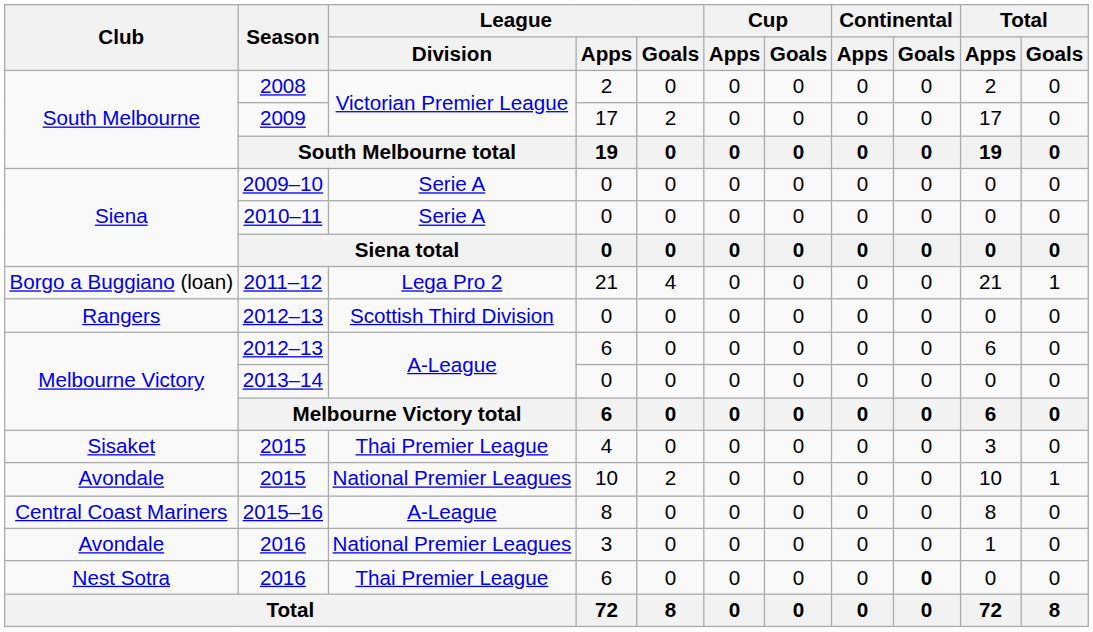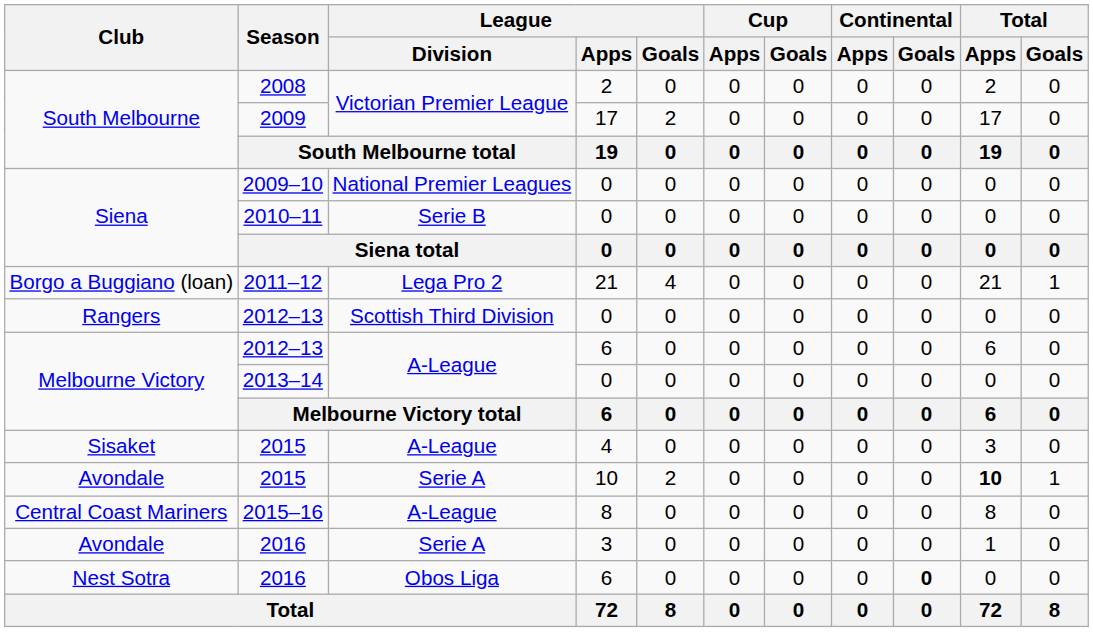(452, 184) Serie A -> (452, 184) National Premier Leagues
(452, 217) Serie A -> (452, 217) Serie B
(452, 446) Thai Premier League -> (452, 446) A-League
(452, 479) National Premier Leagues -> (452, 479) Serie A
(990, 479) normal -> (990, 479) bold
(452, 544) National Premier Leagues -> (452, 544) Serie A
(452, 577) Thai Premier League -> (452, 577) Obos Liga
